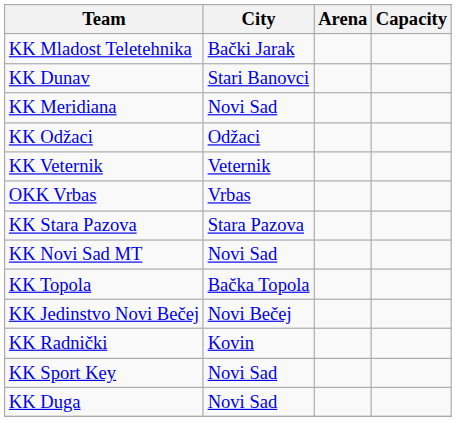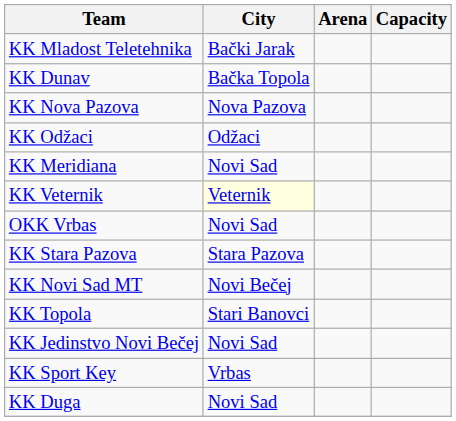(258, 78) Stari Banovci -> (259, 78) Bačka Topola
+ row: (74, 107)
rows swapped: (63, 107) <-> (51, 136)
(239, 166) no background -> (239, 195) lightyellow background
(229, 195) Vrbas -> (242, 225) Novi Sad
(242, 254) Novi Sad -> (250, 284) Novi Bečej
(259, 284) Bačka Topola -> (258, 313) Stari Banovci
(250, 313) Novi Bečej -> (242, 343) Novi Sad
- row: (58, 343)
(242, 372) Novi Sad -> (229, 372) Vrbas
